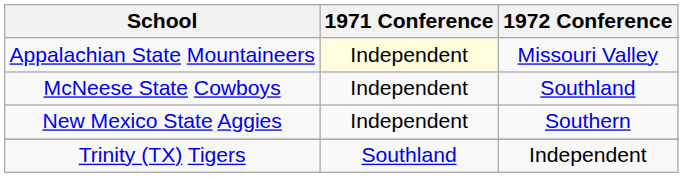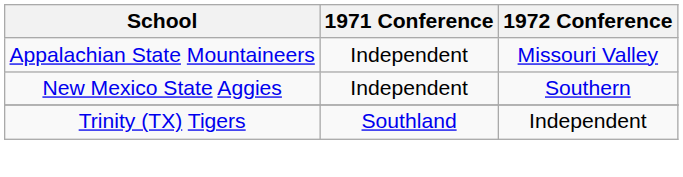(409, 54) lightyellow background -> (409, 54) no background
- row: (162, 88)
